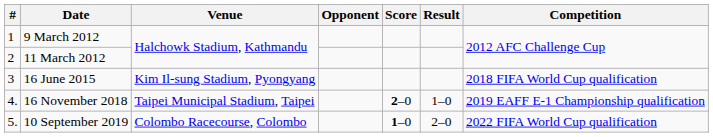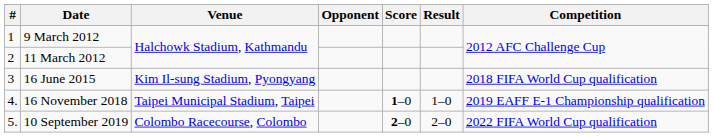(401, 100) 2–0 -> (401, 100) 1–0
(401, 121) 1–0 -> (401, 121) 2–0
